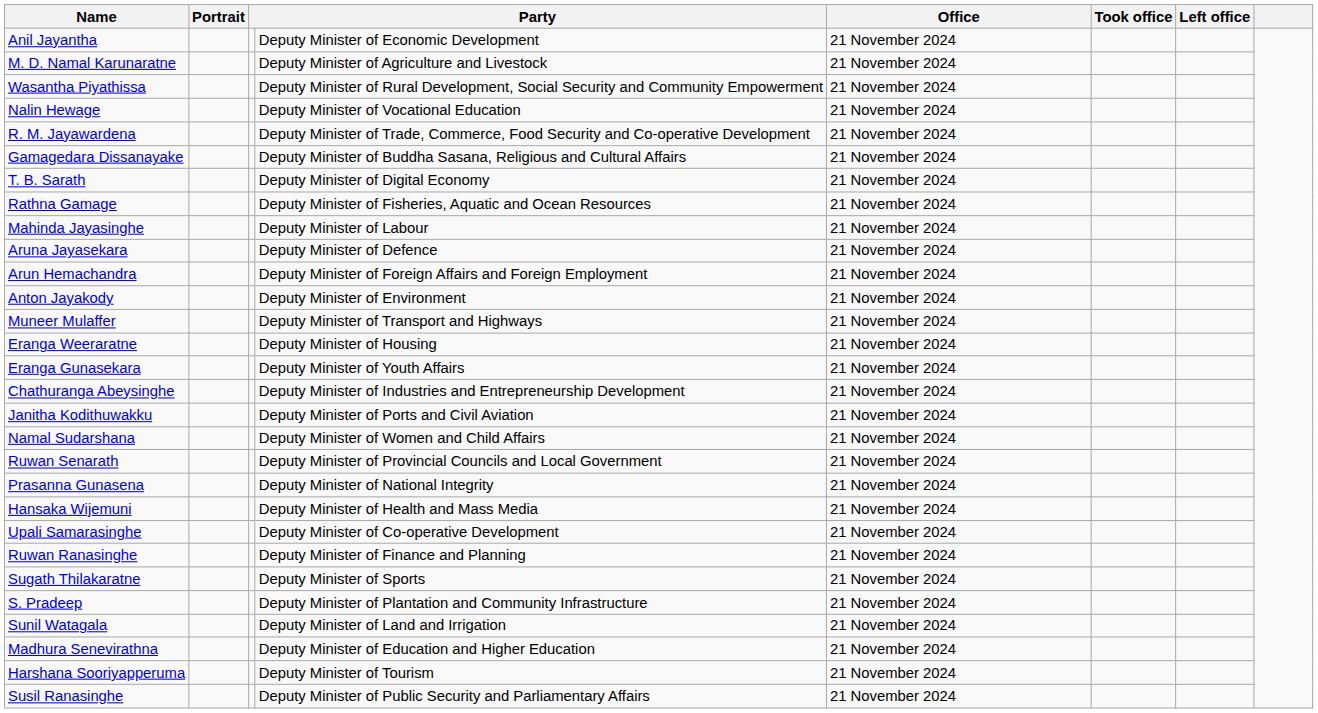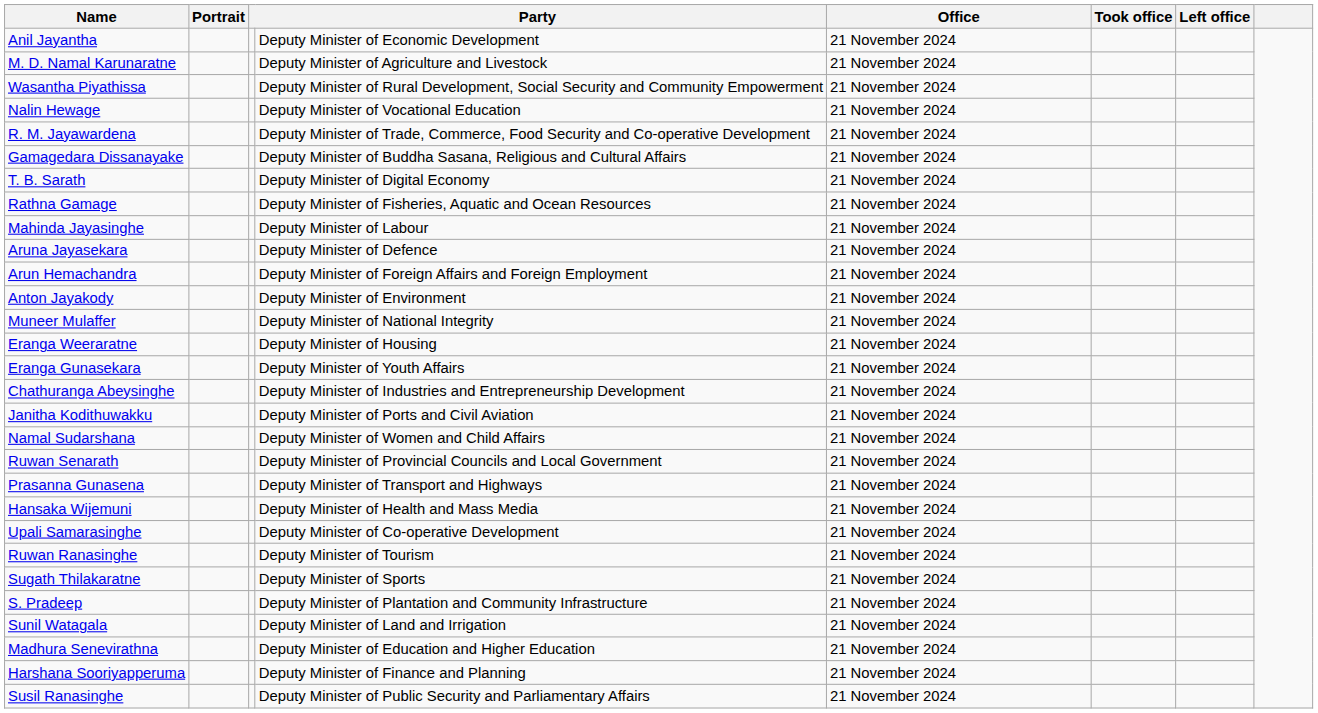(400, 321) Deputy Minister of Transport and Highways -> (376, 321) Deputy Minister of National Integrity
(376, 485) Deputy Minister of National Integrity -> (400, 485) Deputy Minister of Transport and Highways
(392, 556) Deputy Minister of Finance and Planning -> (346, 556) Deputy Minister of Tourism
(346, 673) Deputy Minister of Tourism -> (392, 673) Deputy Minister of Finance and Planning
